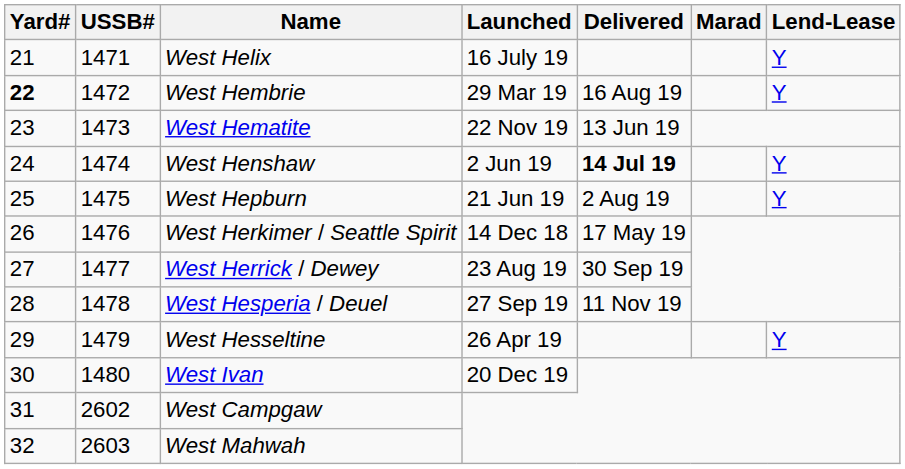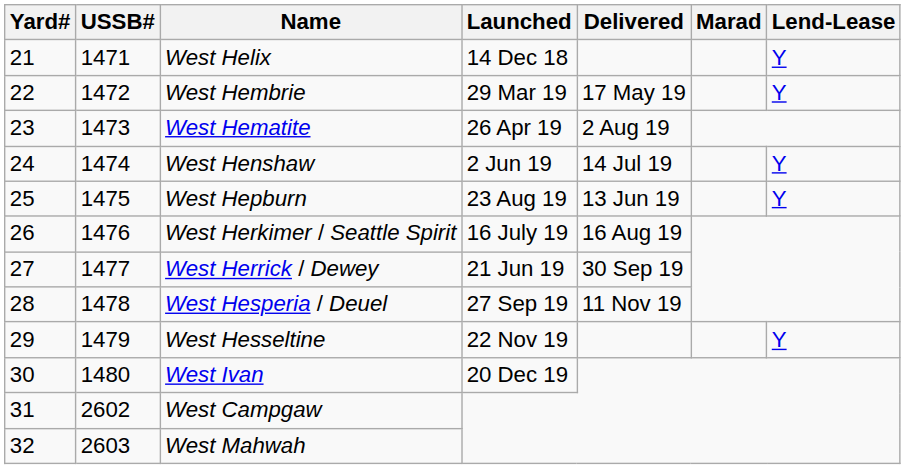(517, 57) 16 July 19 -> (517, 57) 14 Dec 18
(22, 92) bold -> (22, 92) normal
(632, 92) 16 Aug 19 -> (634, 92) 17 May 19
(517, 127) 22 Nov 19 -> (514, 127) 26 Apr 19
(631, 127) 13 Jun 19 -> (626, 127) 2 Aug 19
(629, 163) bold -> (627, 163) normal
(515, 198) 21 Jun 19 -> (517, 198) 23 Aug 19
(626, 198) 2 Aug 19 -> (631, 198) 13 Jun 19
(517, 233) 14 Dec 18 -> (517, 233) 16 July 19
(634, 233) 17 May 19 -> (632, 233) 16 Aug 19
(517, 269) 23 Aug 19 -> (515, 269) 21 Jun 19
(514, 339) 26 Apr 19 -> (517, 339) 22 Nov 19
